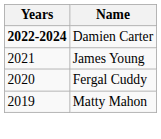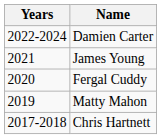(37, 36) bold -> (37, 36) normal
+ row: (111, 123)
